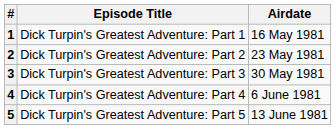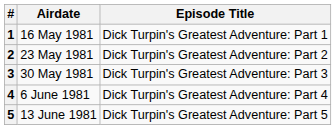columns swapped: (133, 14) <-> (289, 14)
